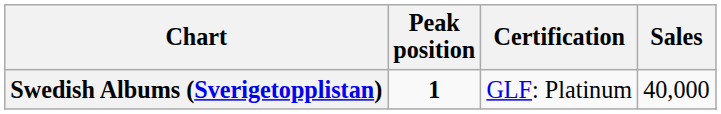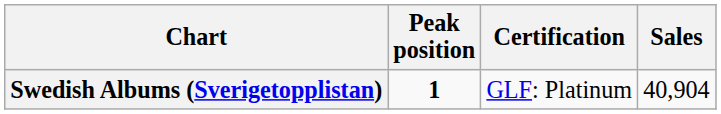(676, 89) 40,000 -> (676, 89) 40,904
